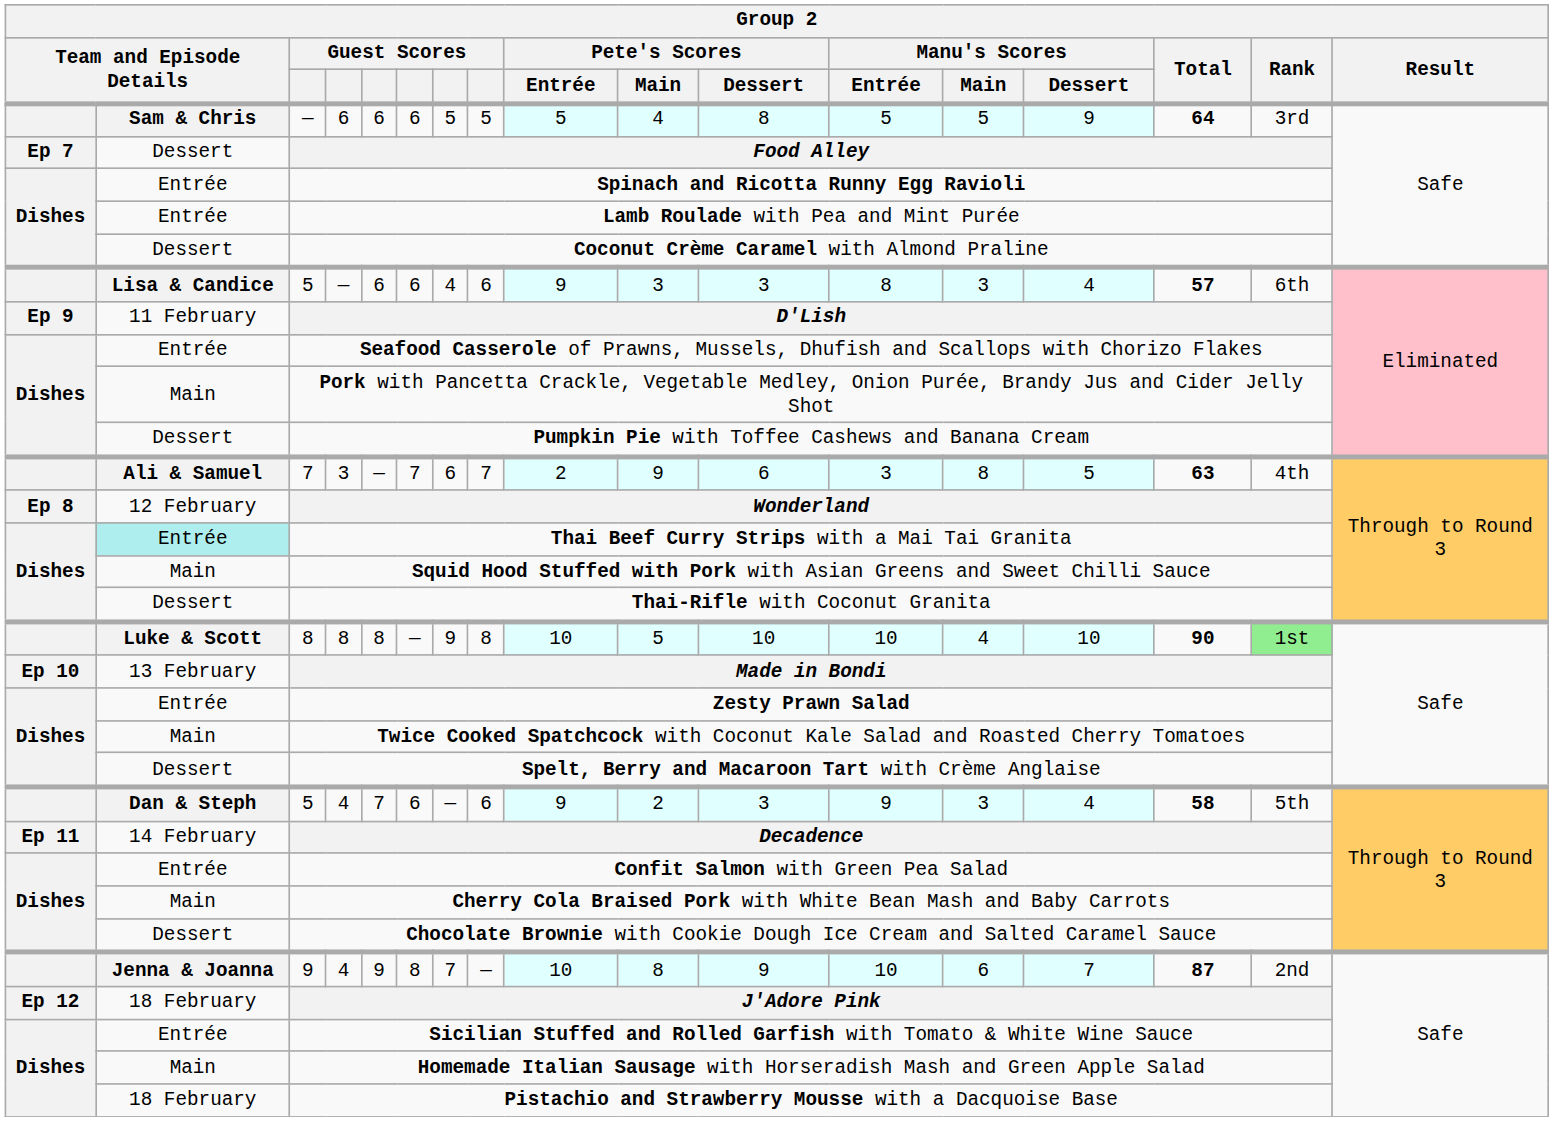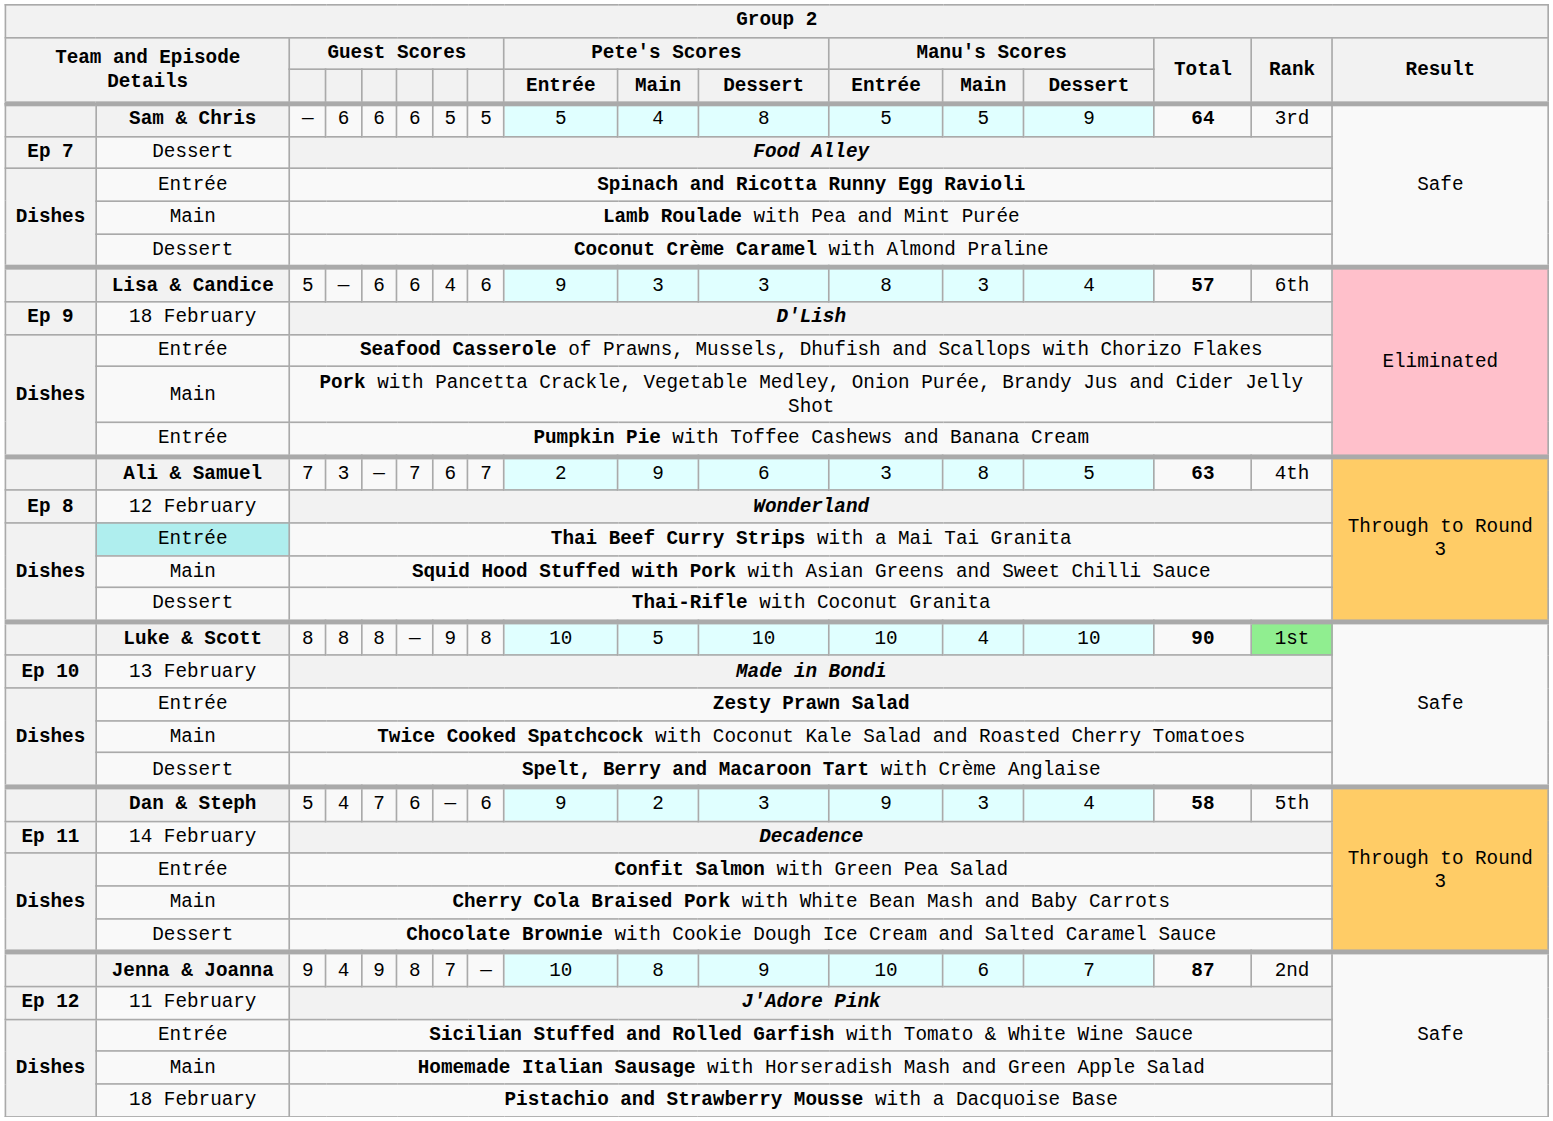(193, 217) Entrée -> (193, 217) Main
(193, 318) 11 February -> (193, 318) 18 February
(193, 438) Dessert -> (193, 438) Entrée
(193, 1003) 18 February -> (193, 1003) 11 February
